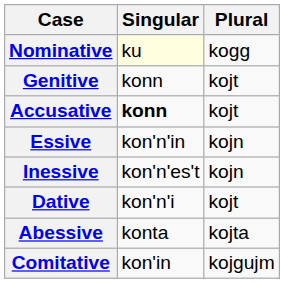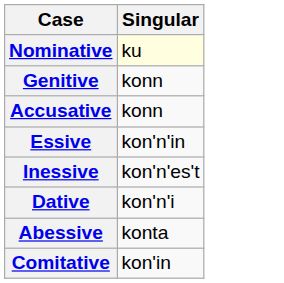- column: (242, 19)
(144, 111) bold -> (142, 111) normal
